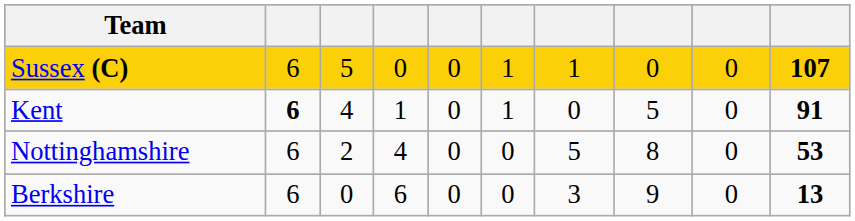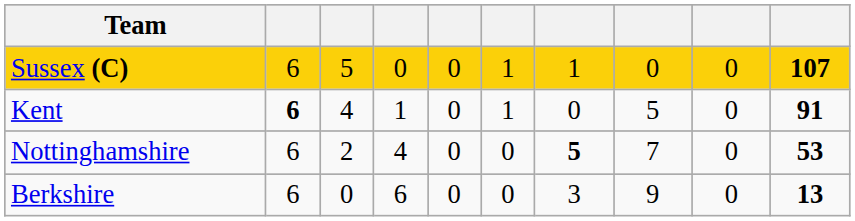(574, 151) normal -> (574, 151) bold
(653, 151) 8 -> (653, 151) 7
